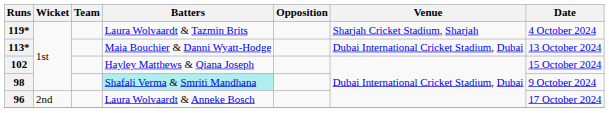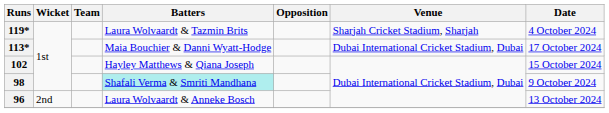(565, 47) 13 October 2024 -> (565, 47) 17 October 2024
(565, 99) 17 October 2024 -> (565, 99) 13 October 2024
